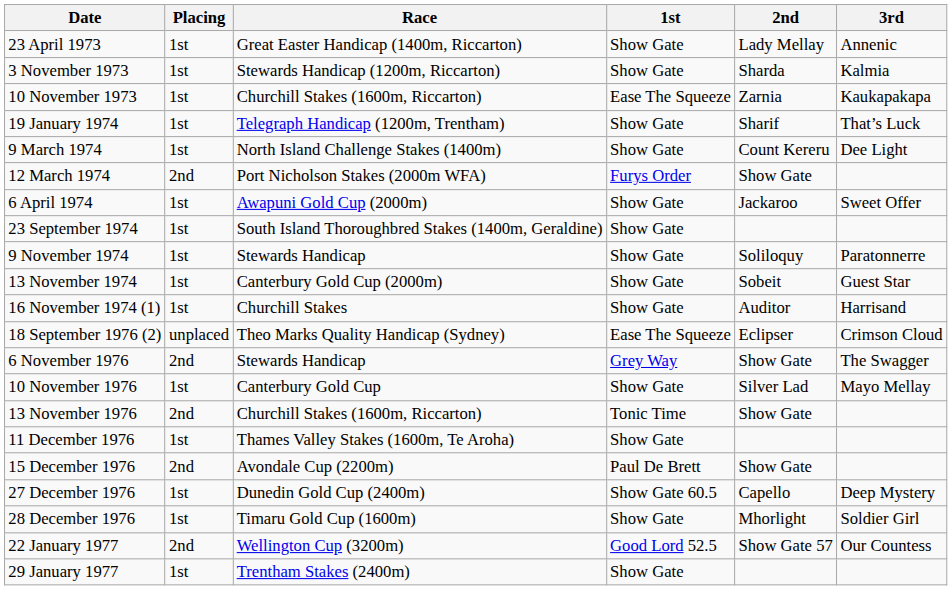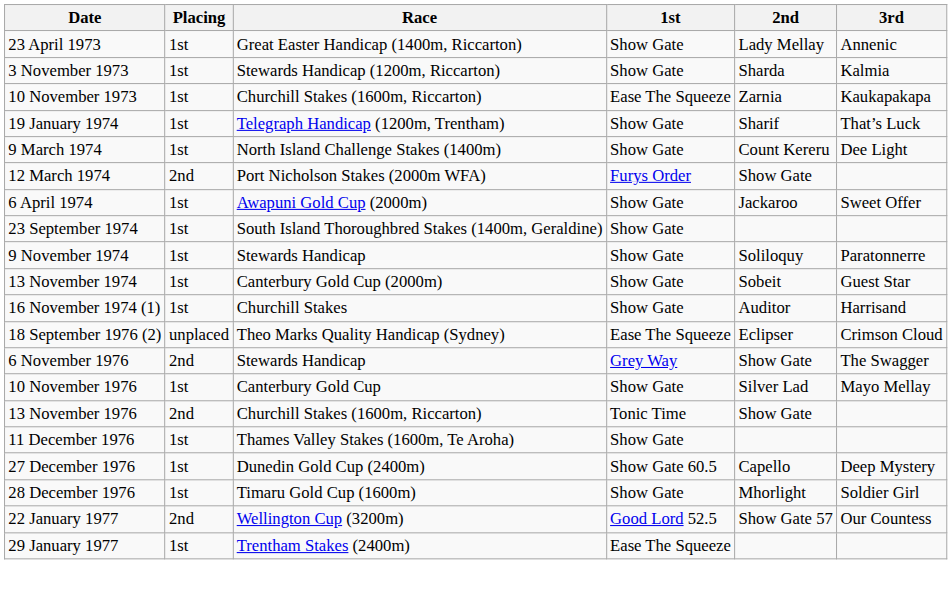- row: (72, 466)
(647, 571) Show Gate -> (670, 545) Ease The Squeeze
